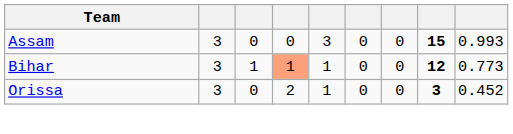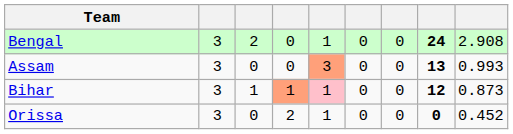+ row: (36, 42)
(327, 42) no background -> (327, 67) lightsalmon background
(436, 42) 15 -> (436, 67) 13
(327, 67) no background -> (327, 91) pink background
(481, 67) 0.773 -> (481, 91) 0.873
(436, 91) 3 -> (436, 116) 0
